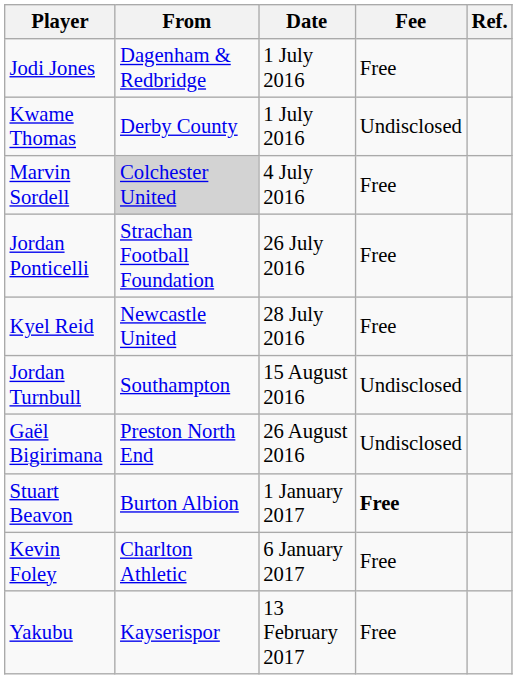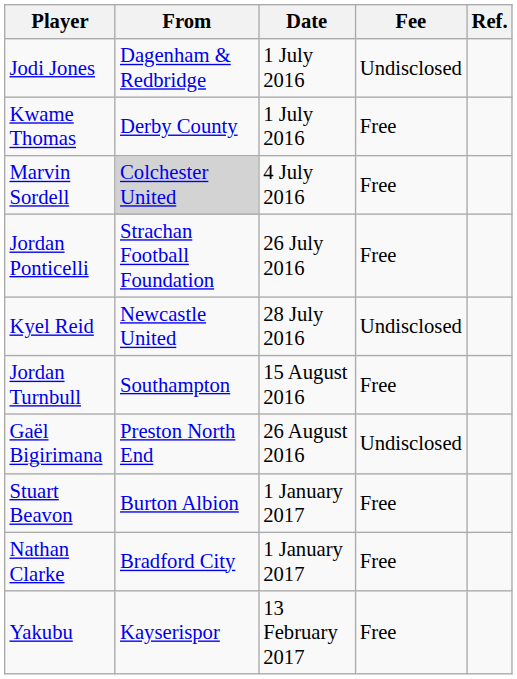(378, 68) Free -> (411, 68) Undisclosed
(411, 126) Undisclosed -> (378, 126) Free
(378, 326) Free -> (411, 326) Undisclosed
(411, 385) Undisclosed -> (378, 385) Free
(380, 502) bold -> (378, 502) normal
+ row: (39, 561)
- row: (35, 561)
